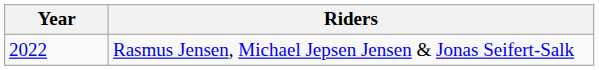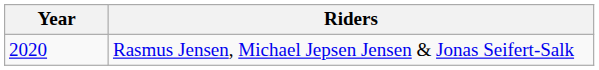(28, 49) 2022 -> (28, 49) 2020
